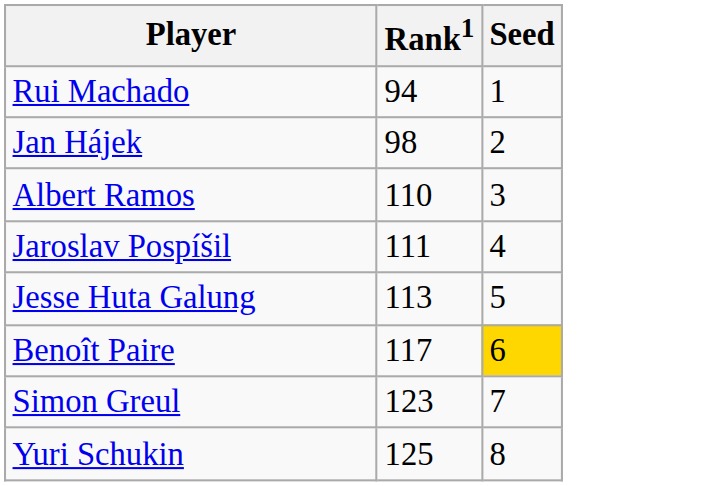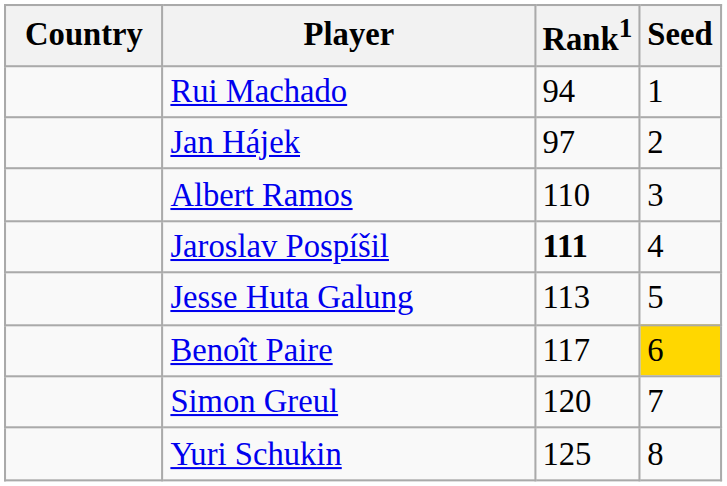+ column: (84, 34)
(401, 142) 98 -> (559, 142) 97
(408, 246) normal -> (565, 246) bold
(409, 401) 123 -> (567, 401) 120
